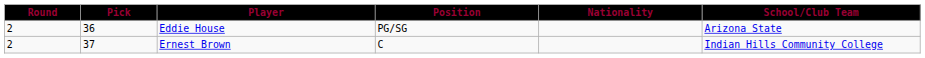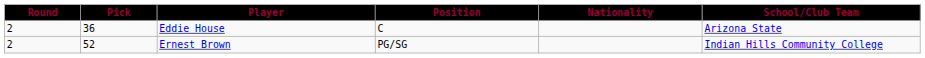(392, 29) PG/SG -> (380, 29) C
(89, 45) 37 -> (89, 45) 52
(380, 45) C -> (392, 45) PG/SG
